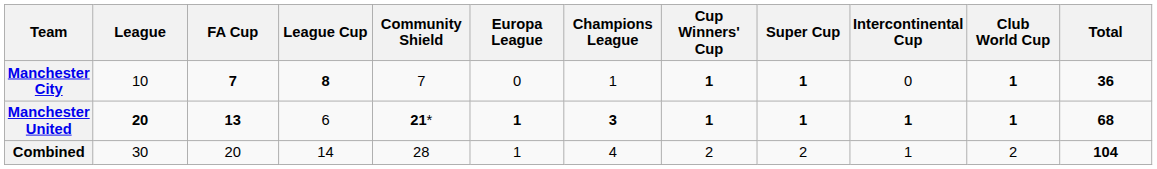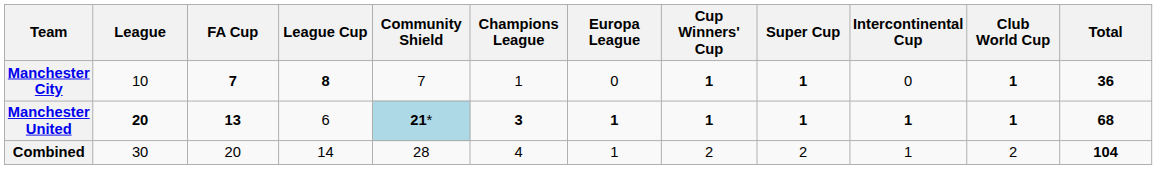columns swapped: (613, 32) <-> (517, 32)
(421, 120) no background -> (421, 120) lightblue background
